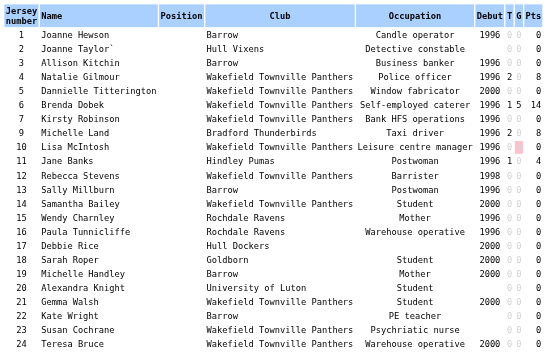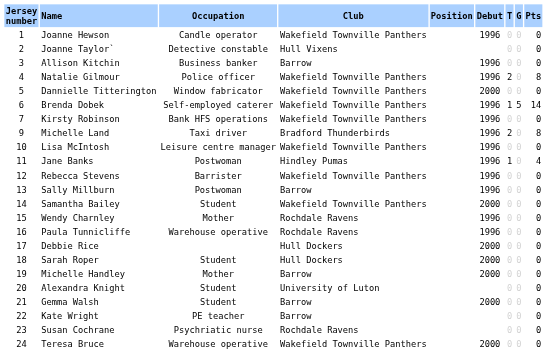columns swapped: (182, 16) <-> (415, 16)
(222, 35) Barrow -> (353, 35) Wakefield Townville Panthers
(519, 147) pink background -> (519, 147) no background
(490, 176) 1998 -> (490, 176) 1996
(228, 260) Goldborn -> (311, 260) Hull Dockers
(280, 302) Wakefield Townville Panthers -> (296, 302) Barrow
(280, 330) Wakefield Townville Panthers -> (319, 330) Rochdale Ravens
